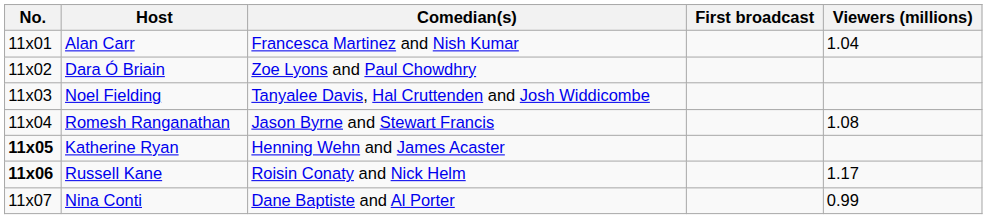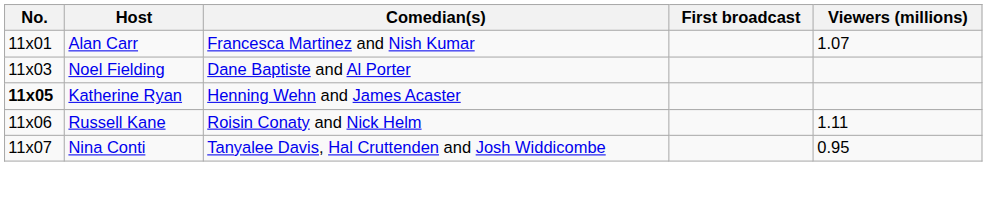(843, 43) 1.04 -> (833, 43) 1.07
- row: (115, 69)
(451, 95) Tanyalee Davis, Hal Cruttenden and Josh Widdicombe -> (309, 69) Dane Baptiste and Al Porter
- row: (147, 122)
(31, 174) bold -> (30, 122) normal
(843, 174) 1.17 -> (833, 122) 1.11
(353, 200) Dane Baptiste and Al Porter -> (406, 148) Tanyalee Davis, Hal Cruttenden and Josh Widdicombe
(843, 200) 0.99 -> (833, 148) 0.95
